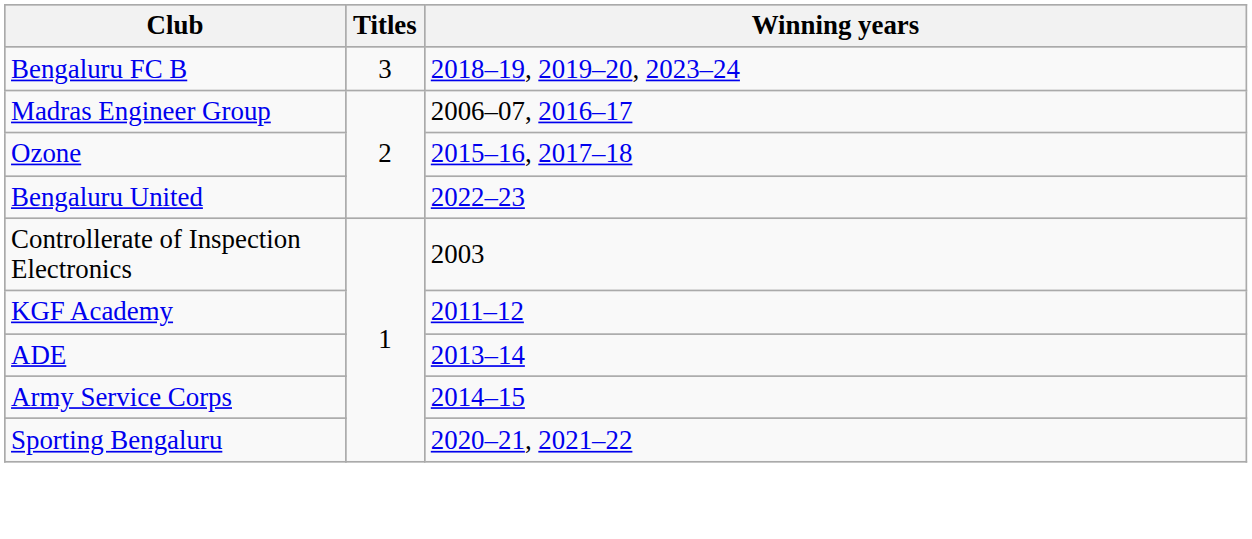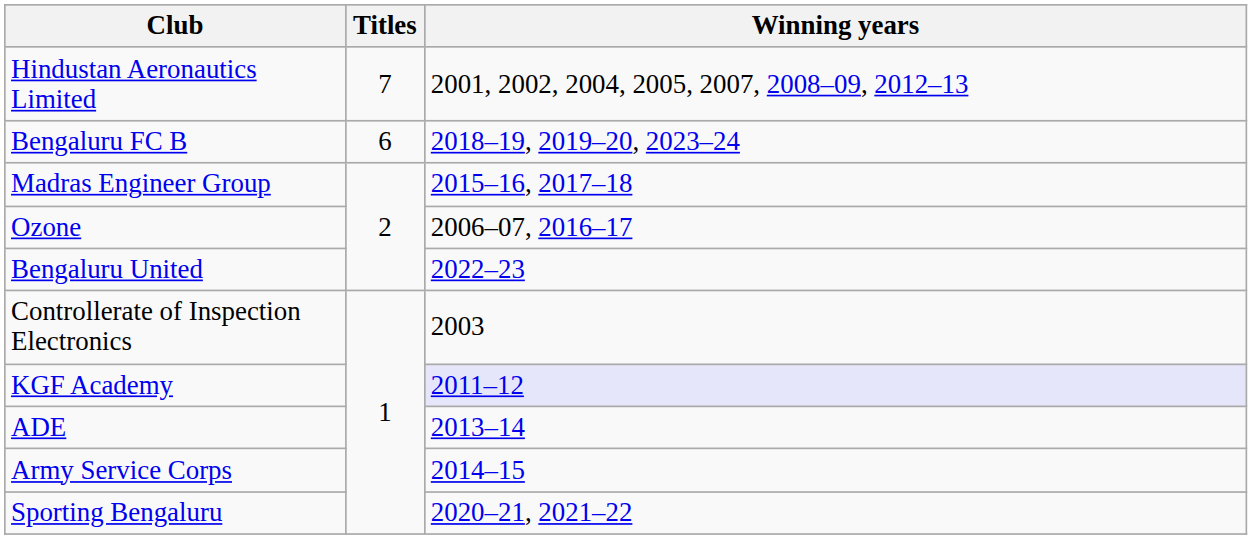+ row: (134, 83)
(385, 68) 3 -> (385, 141) 6
(532, 111) 2006–07, 2016–17 -> (532, 183) 2015–16, 2017–18
(532, 153) 2015–16, 2017–18 -> (532, 226) 2006–07, 2016–17
(477, 311) no background -> (477, 384) lavender background
